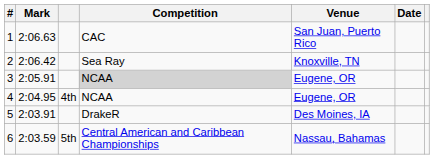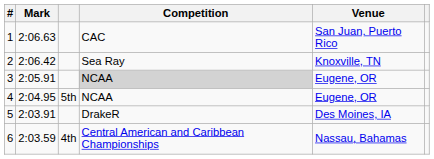- column: (409, 13)
(69, 97) 4th -> (69, 97) 5th
(69, 138) 5th -> (69, 138) 4th
